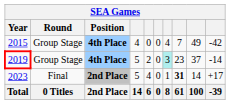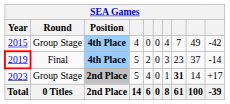(58, 59) Group Stage -> (58, 59) Final
(168, 59) paleturquoise background -> (167, 59) no background
(58, 76) Final -> (58, 76) Group Stage
